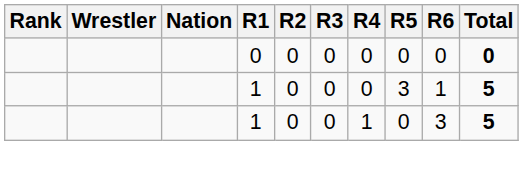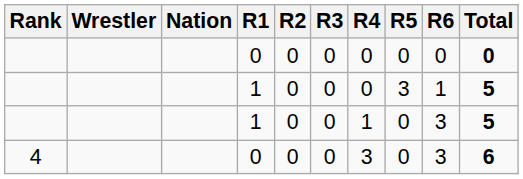+ row: (36, 156)
